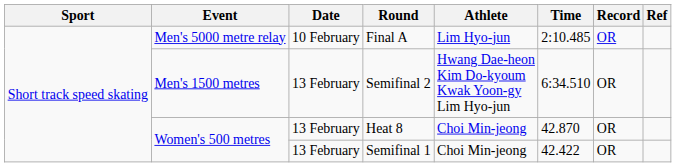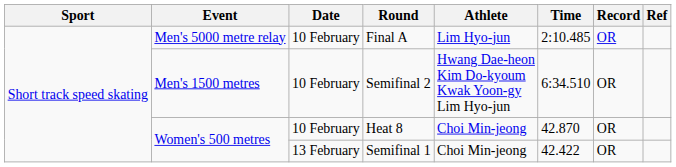(326, 83) 13 February -> (326, 83) 10 February
(326, 128) 13 February -> (326, 128) 10 February
